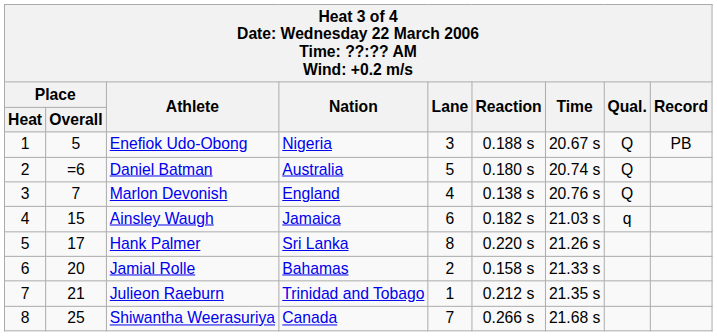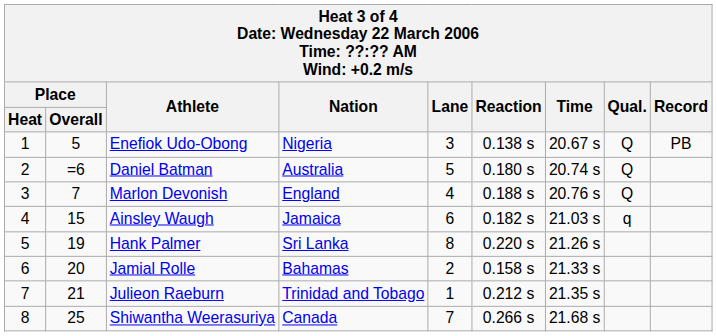(509, 144) 0.188 s -> (509, 144) 0.138 s
(509, 194) 0.138 s -> (509, 194) 0.188 s
(76, 243) 17 -> (76, 243) 19
